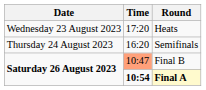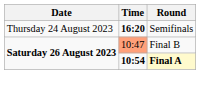- row: (166, 28)
(137, 45) normal -> (133, 28) bold
